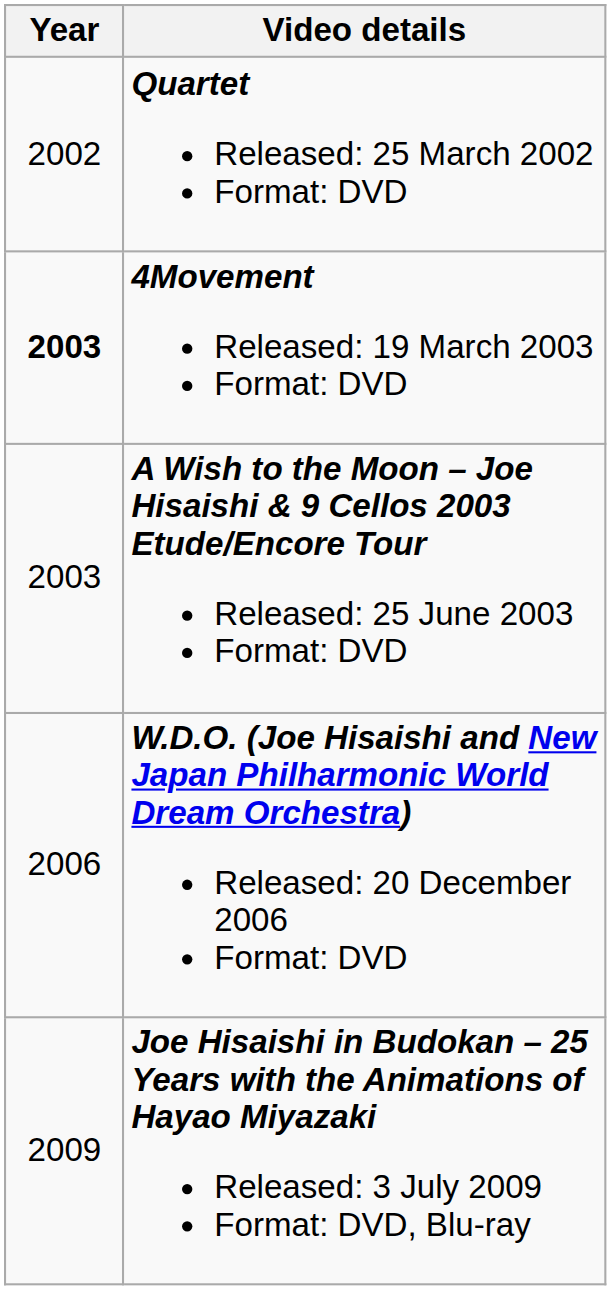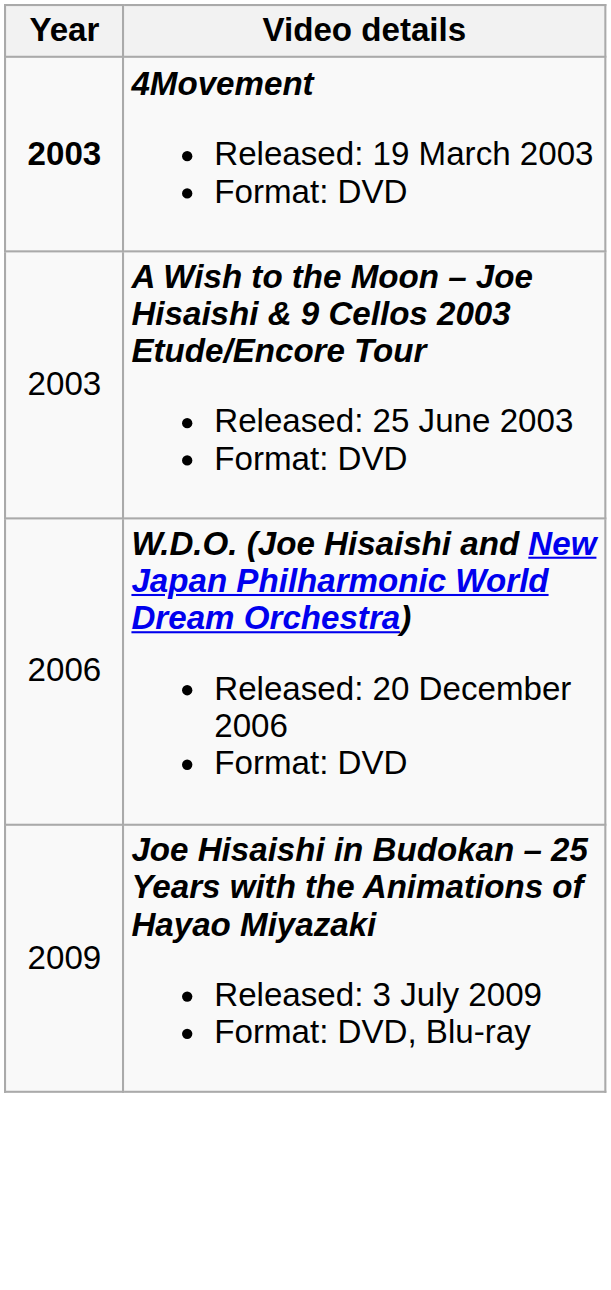- row: (364, 138)
